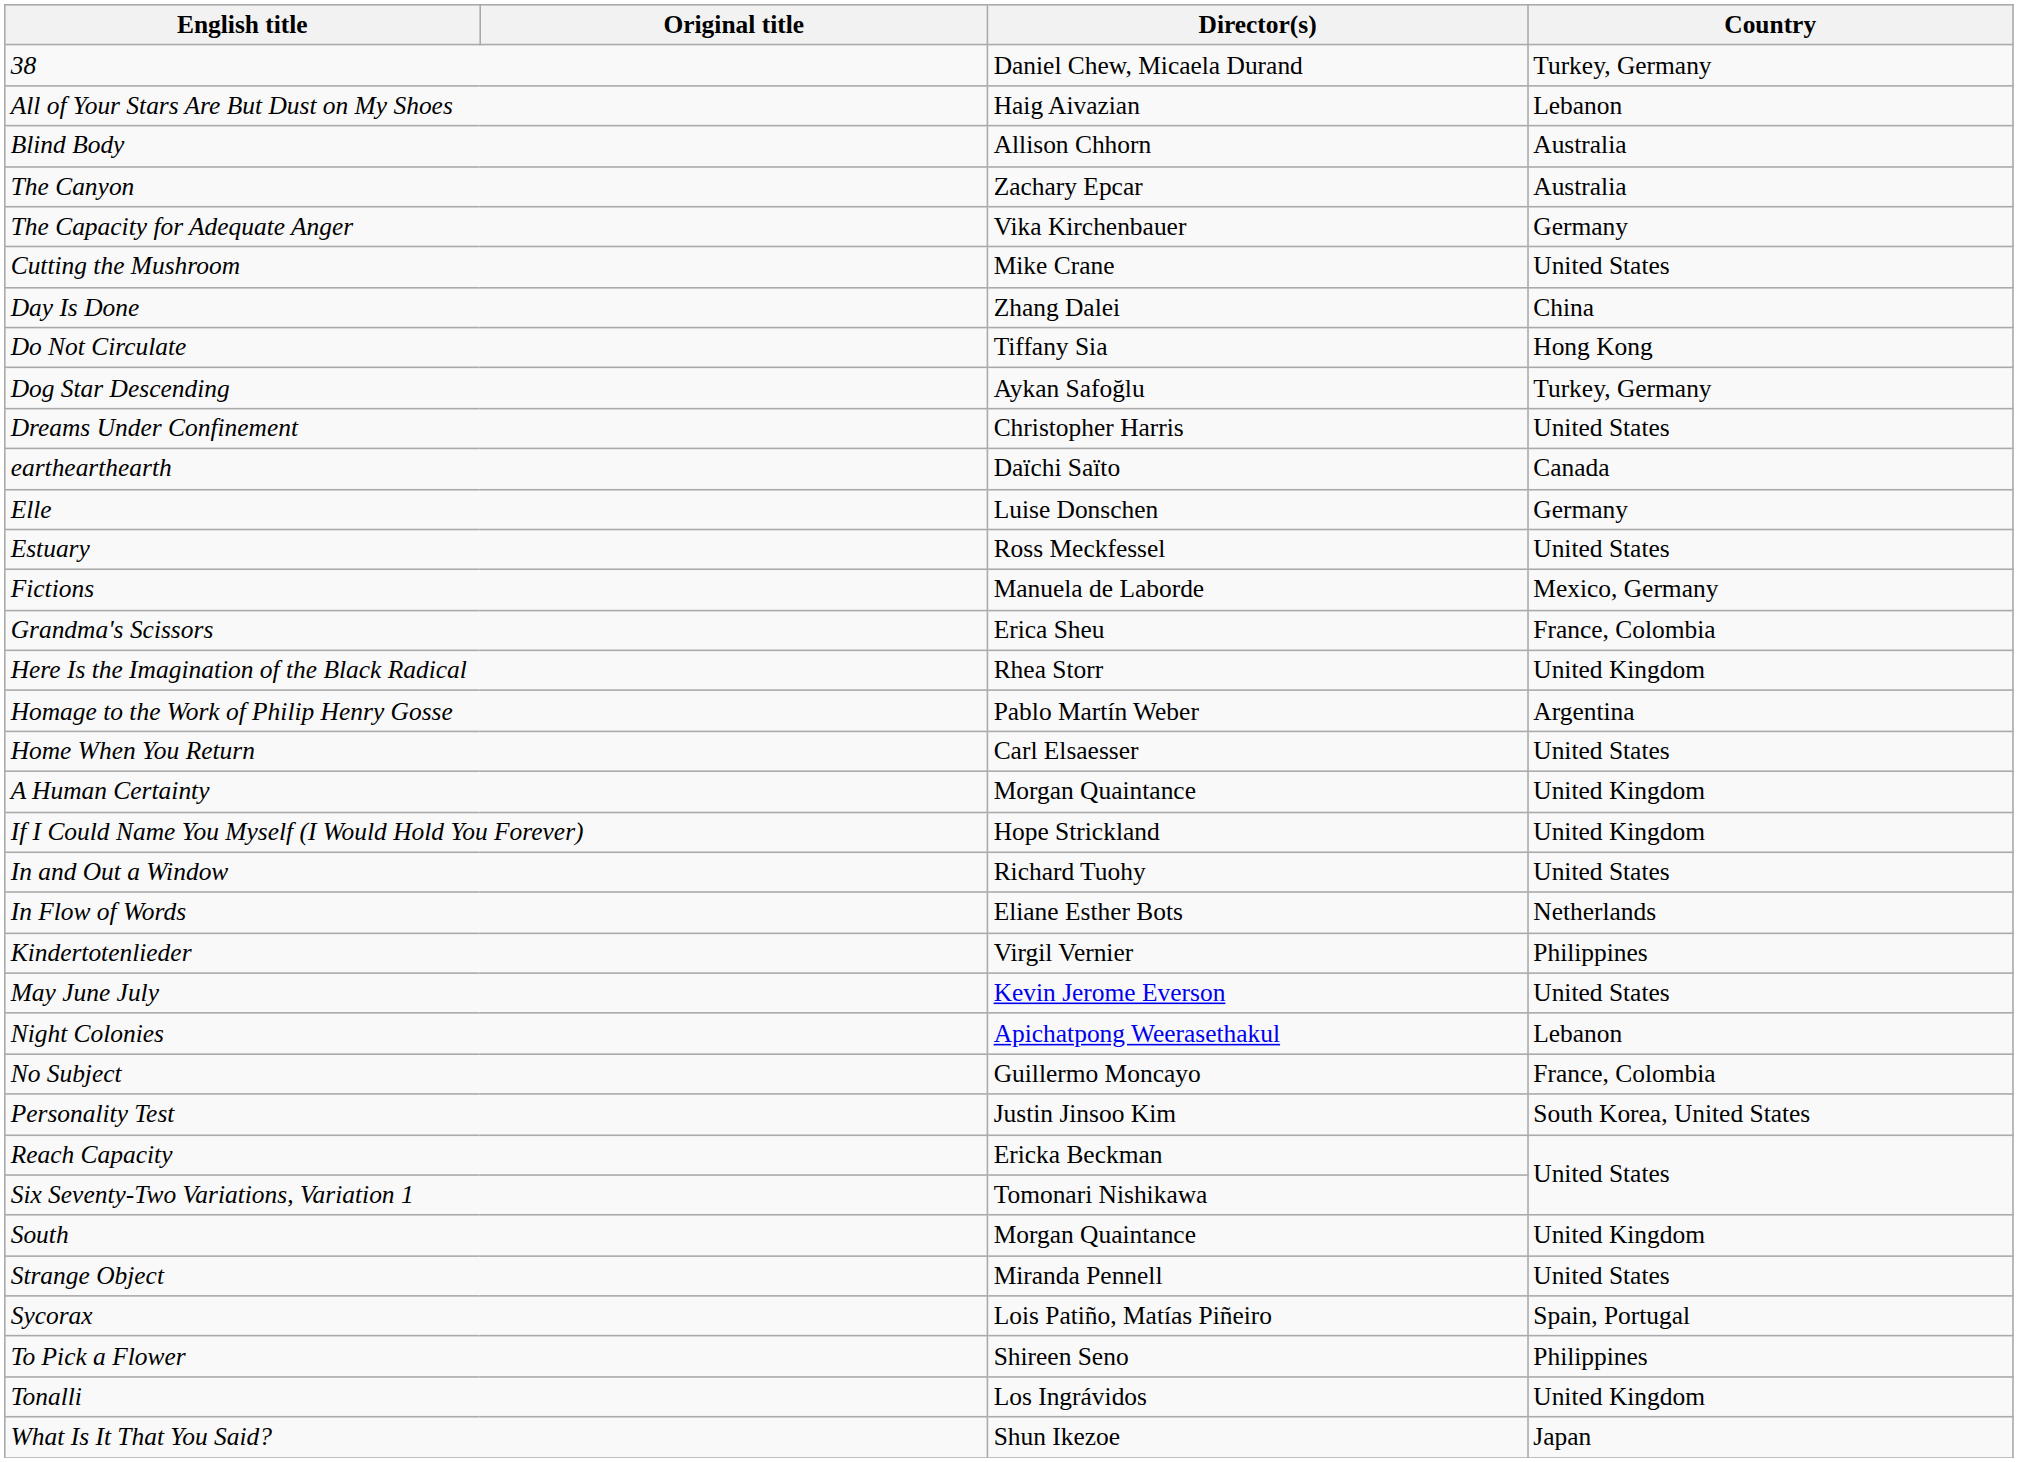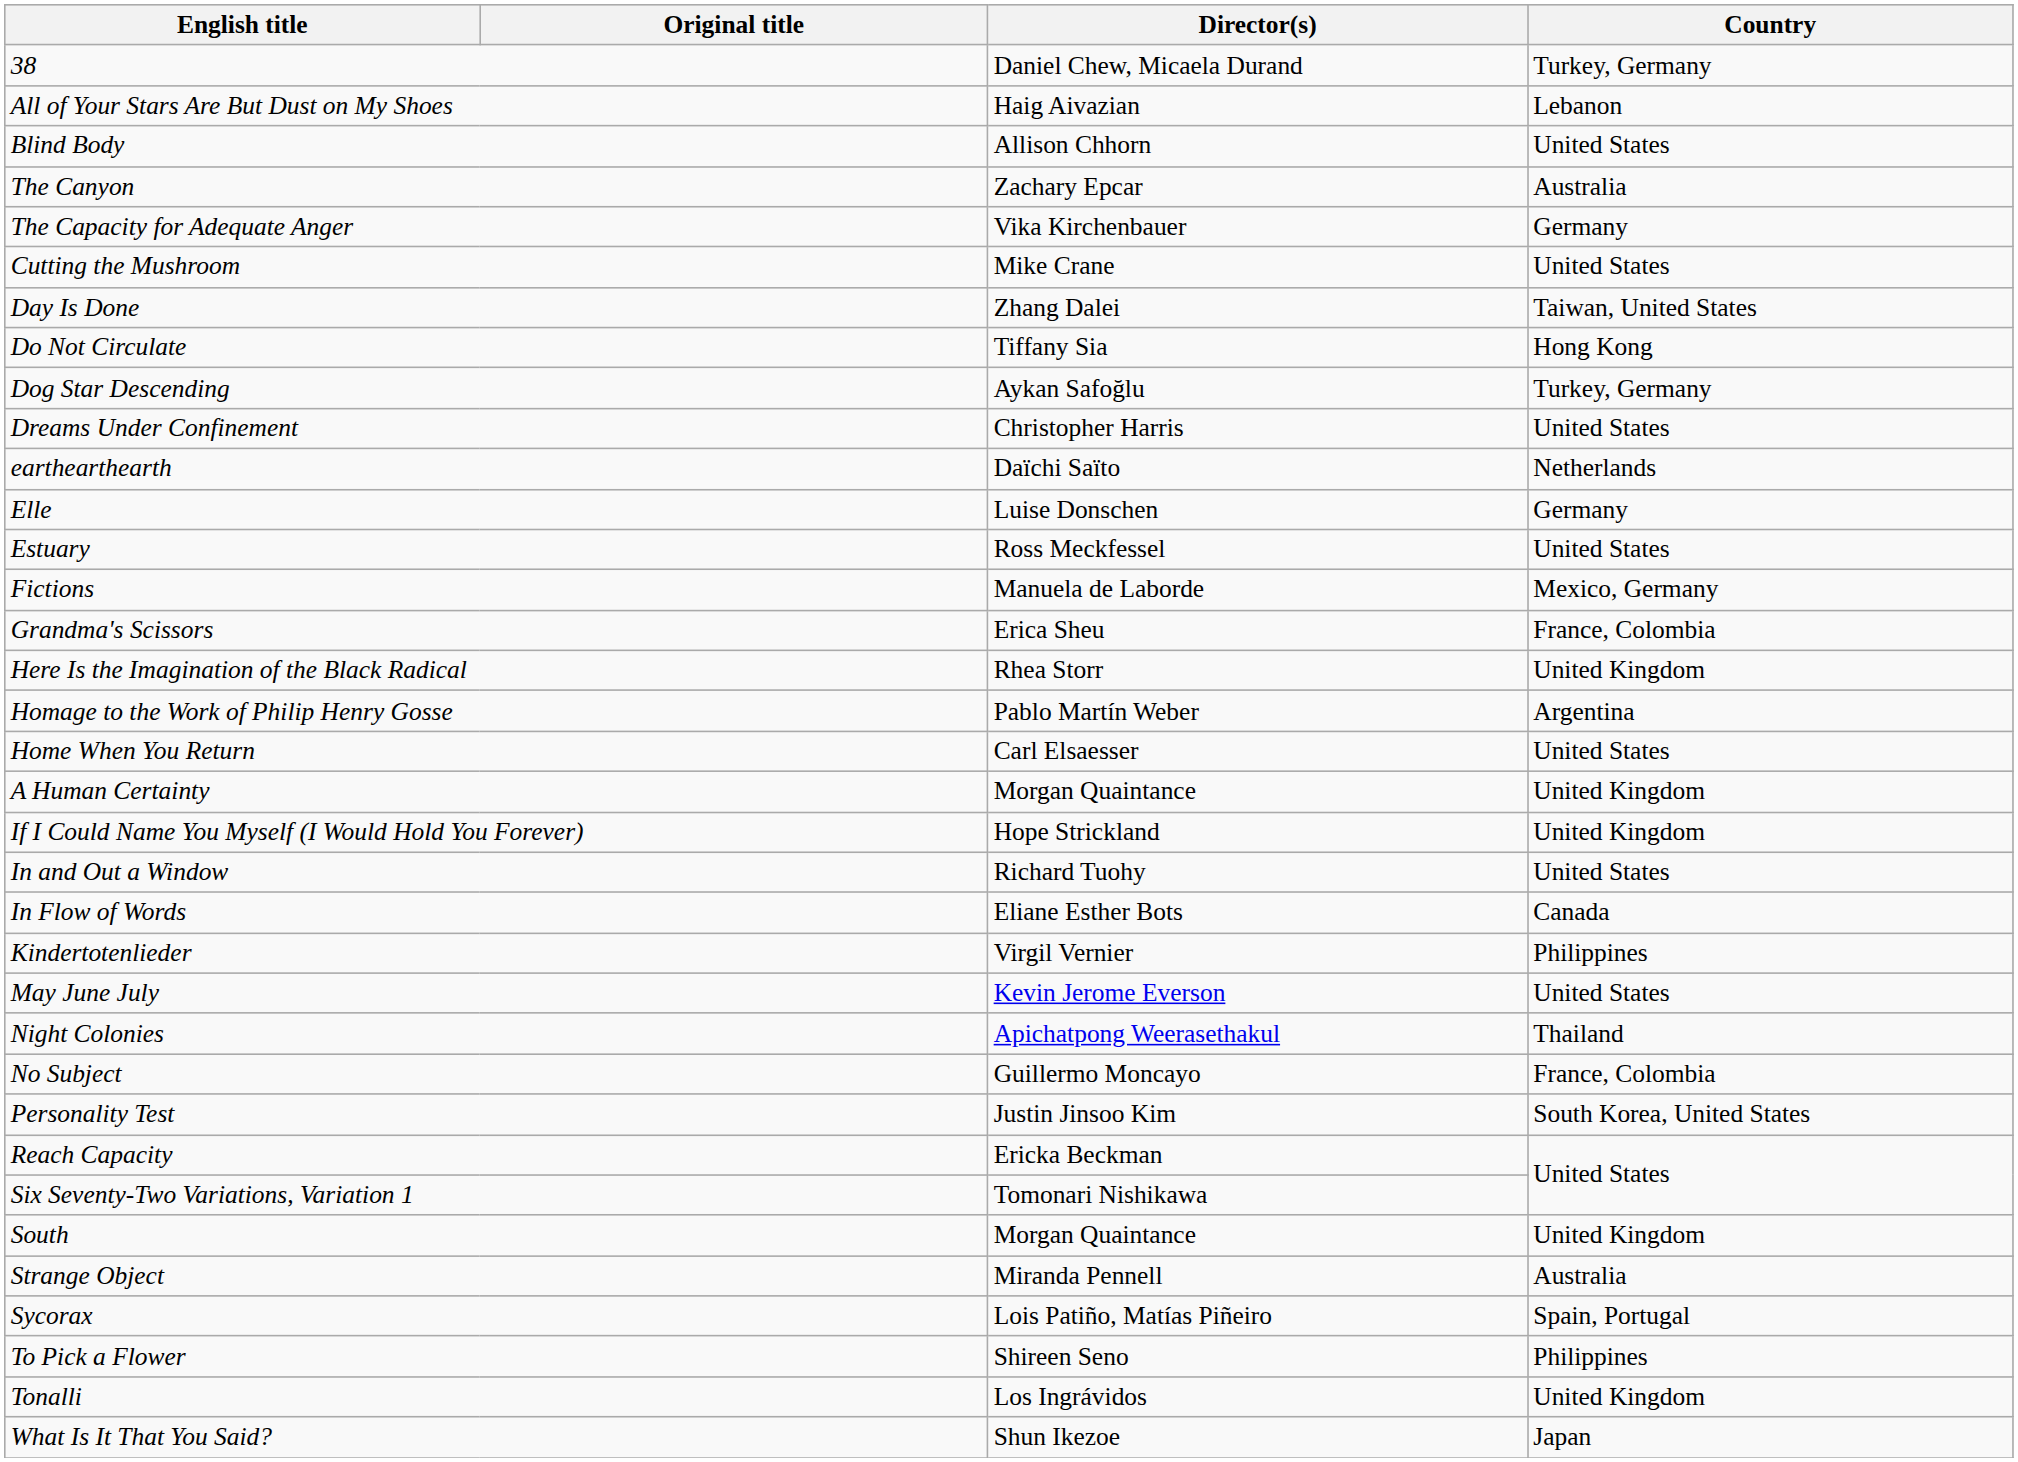(1580, 145) Australia -> (1601, 145) United States
(1564, 307) China -> (1645, 307) Taiwan, United States
(1571, 468) Canada -> (1595, 468) Netherlands
(1595, 912) Netherlands -> (1571, 912) Canada
(1578, 1033) Lebanon -> (1578, 1033) Thailand
(1601, 1275) United States -> (1580, 1275) Australia
